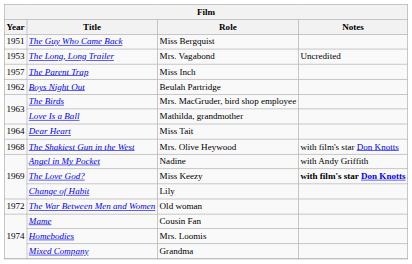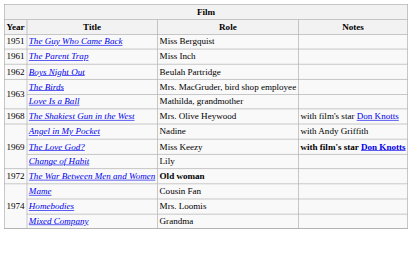- row: (71, 57)
(16, 72) 1957 -> (16, 57) 1961
- row: (50, 132)
(181, 206) normal -> (182, 176) bold
